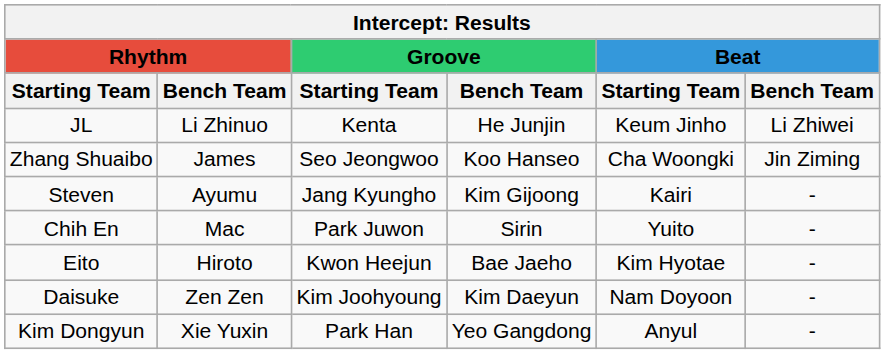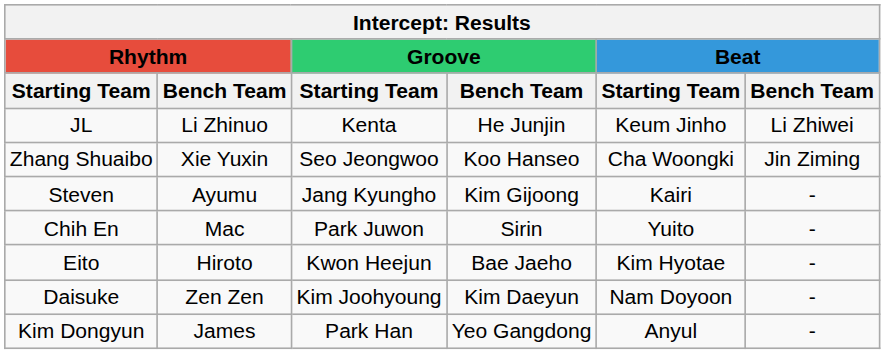(225, 159) James -> (225, 159) Xie Yuxin
(225, 331) Xie Yuxin -> (225, 331) James
